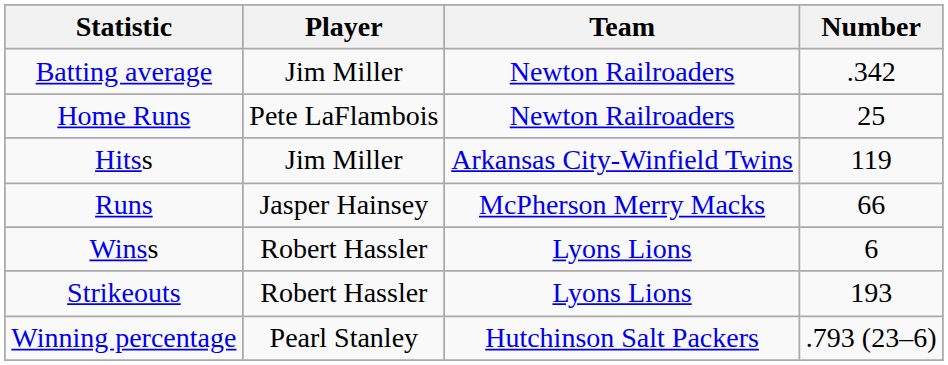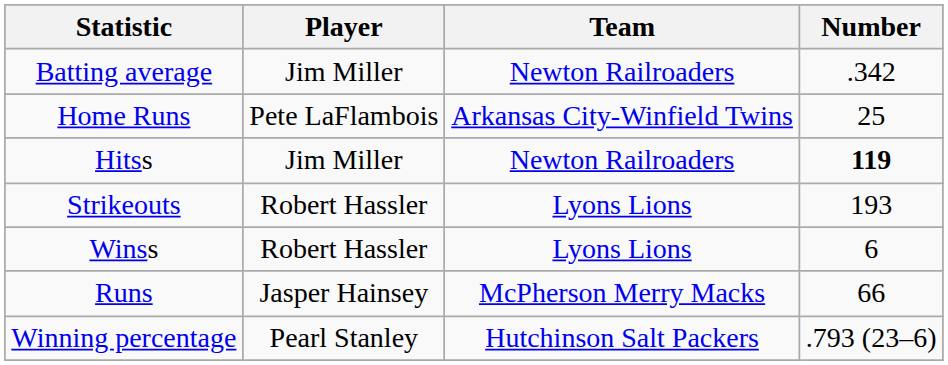(622, 115) Newton Railroaders -> (622, 115) Arkansas City-Winfield Twins
(622, 159) Arkansas City-Winfield Twins -> (622, 159) Newton Railroaders
(871, 159) normal -> (871, 159) bold
rows swapped: (124, 204) <-> (124, 293)
